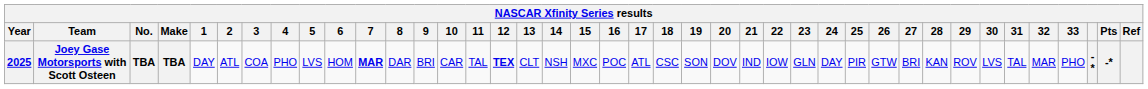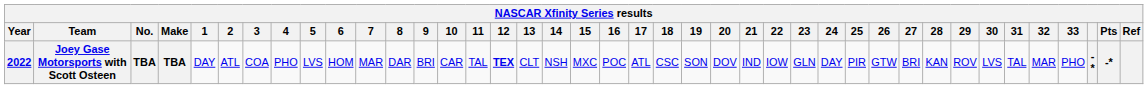(19, 62) 2025 -> (19, 62) 2022
(371, 62) bold -> (371, 62) normal
